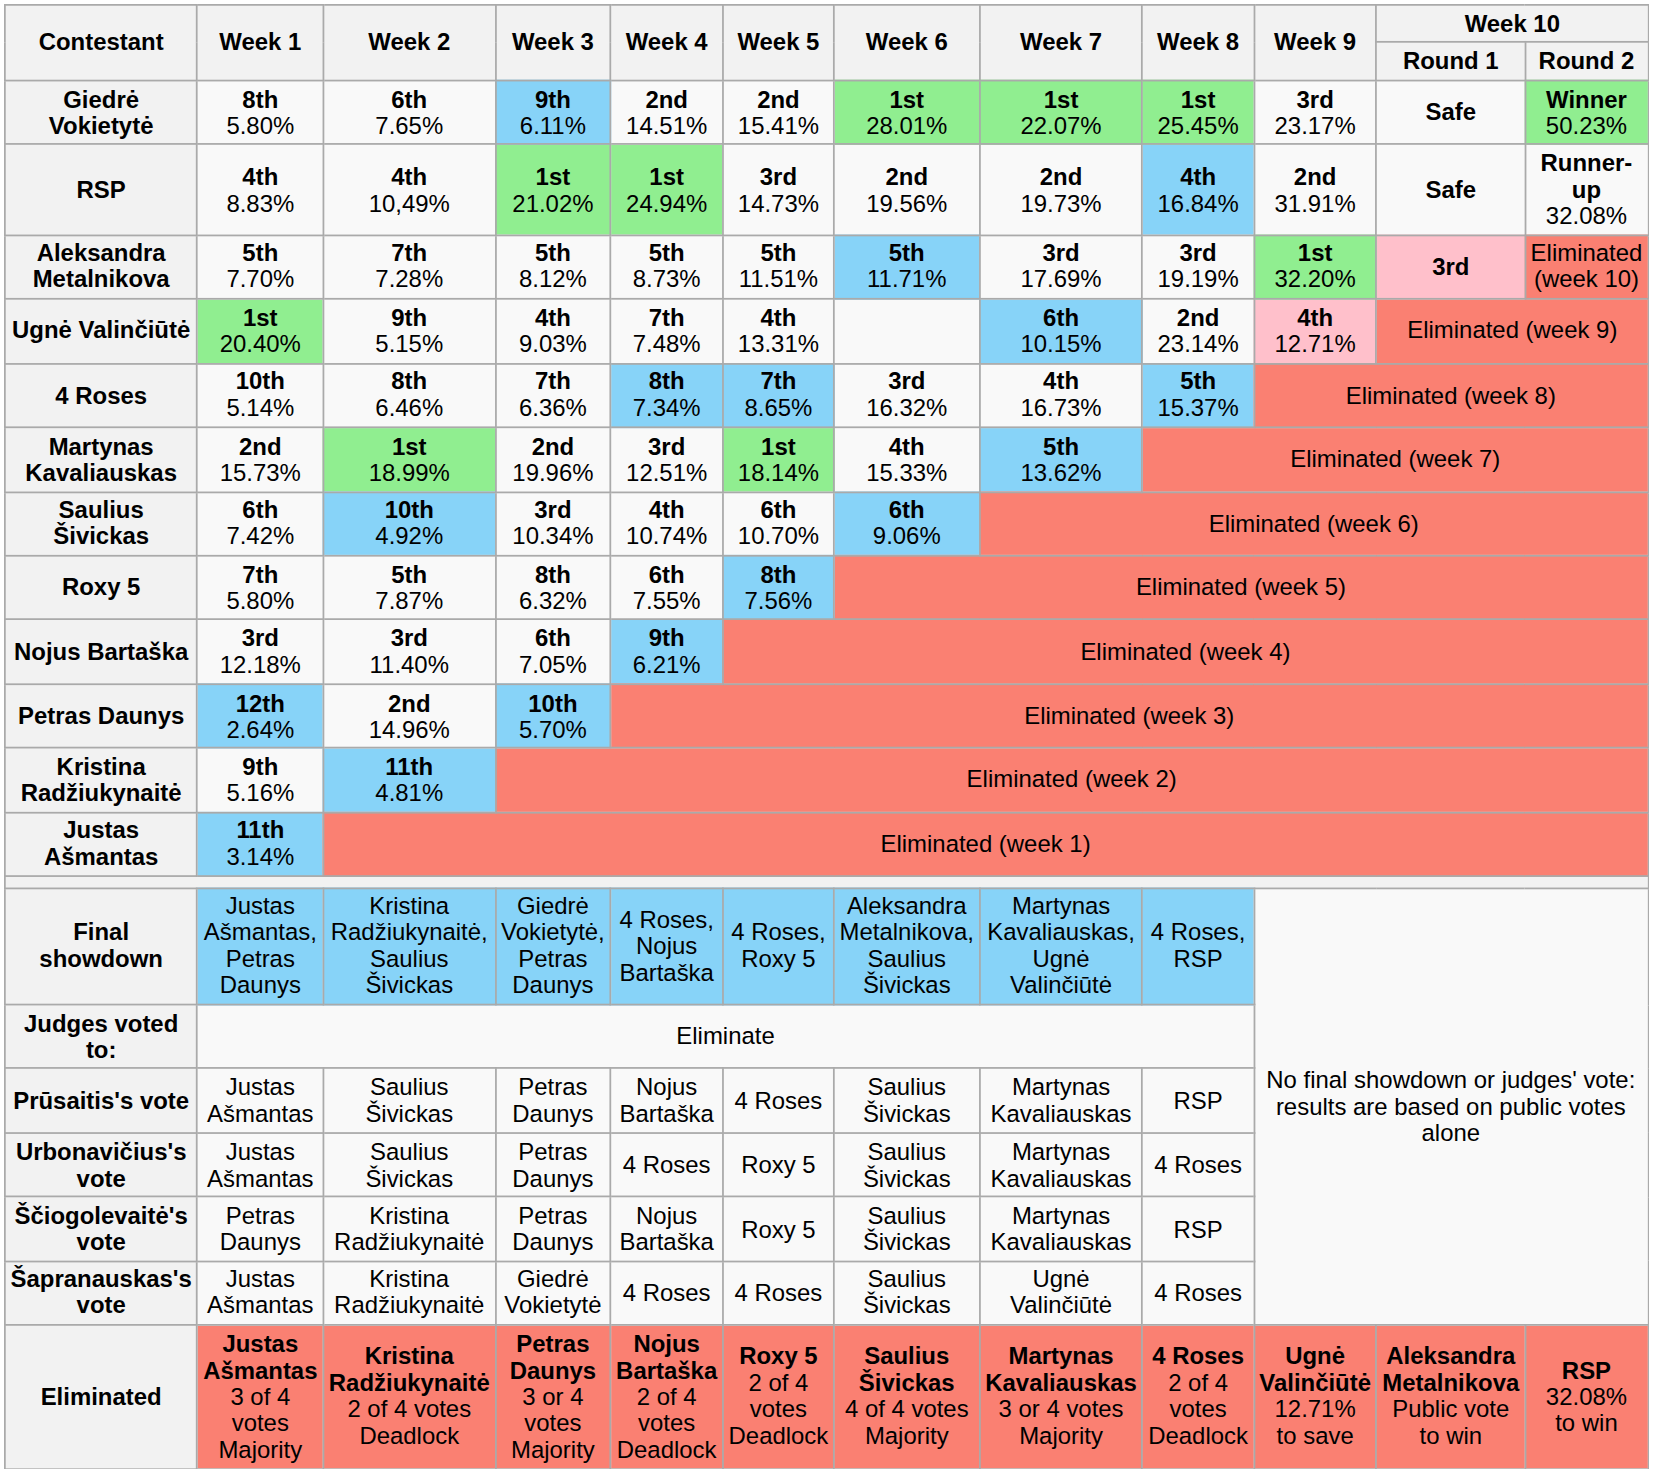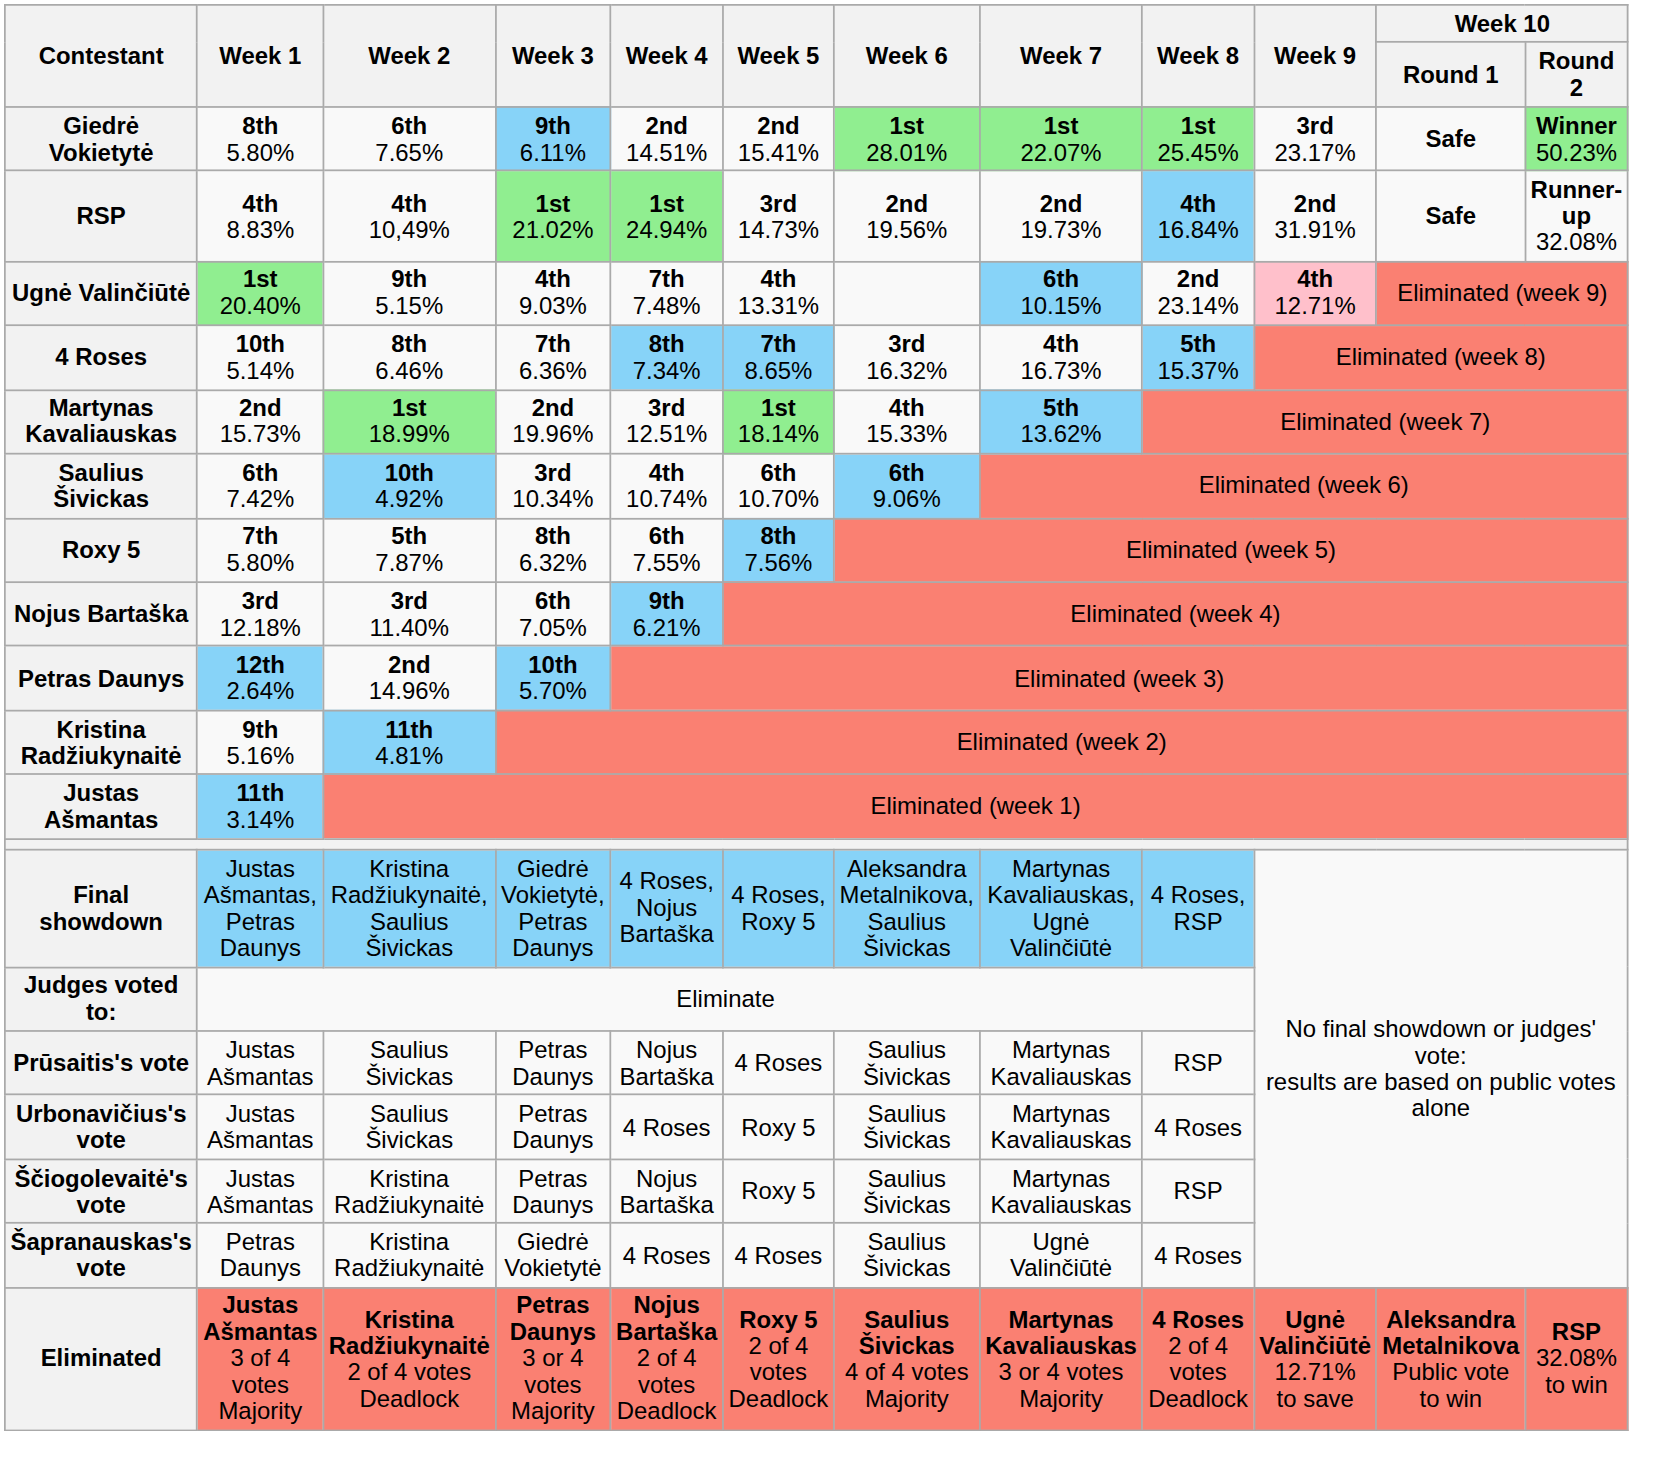- row: (101, 267)
(260, 1229) Petras Daunys -> (260, 1191) Justas Ašmantas
(260, 1293) Justas Ašmantas -> (260, 1255) Petras Daunys
